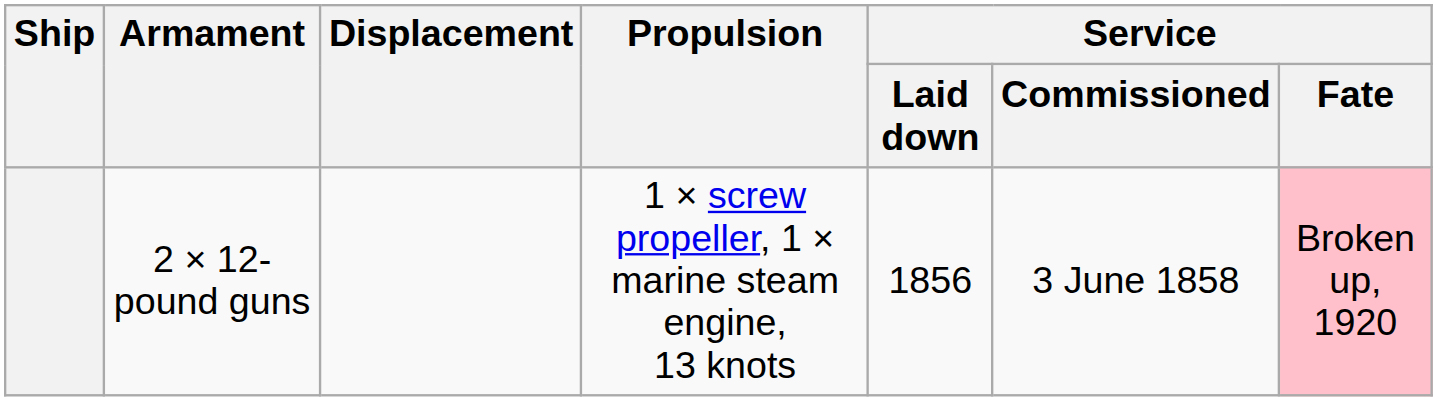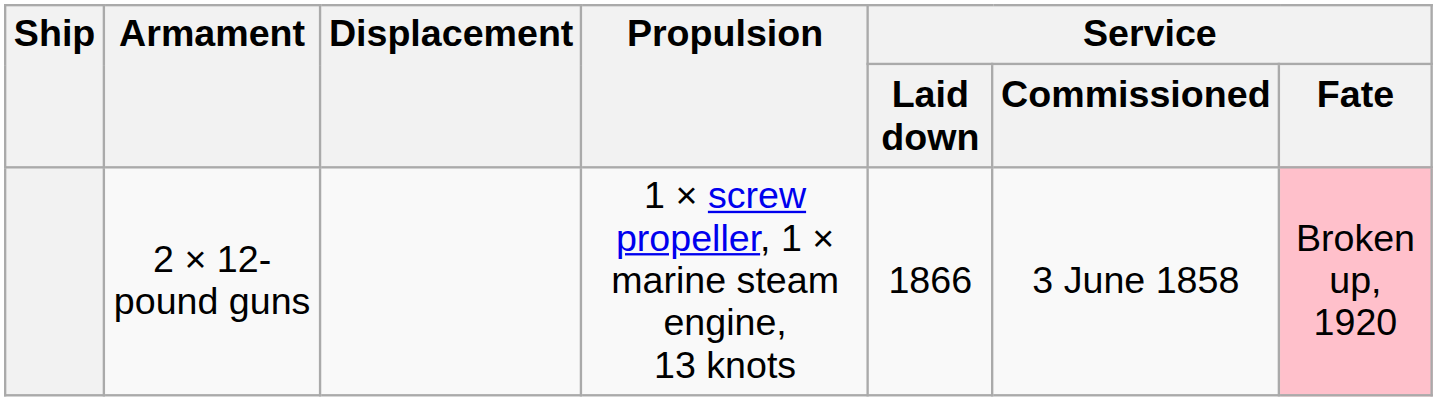(930, 280) 1856 -> (930, 280) 1866
